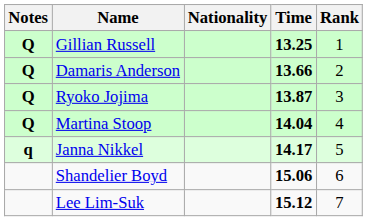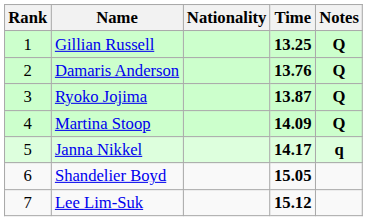columns swapped: (339, 17) <-> (28, 17)
(294, 70) 13.66 -> (293, 70) 13.76
(294, 123) 14.04 -> (293, 123) 14.09
(294, 176) 15.06 -> (293, 176) 15.05
